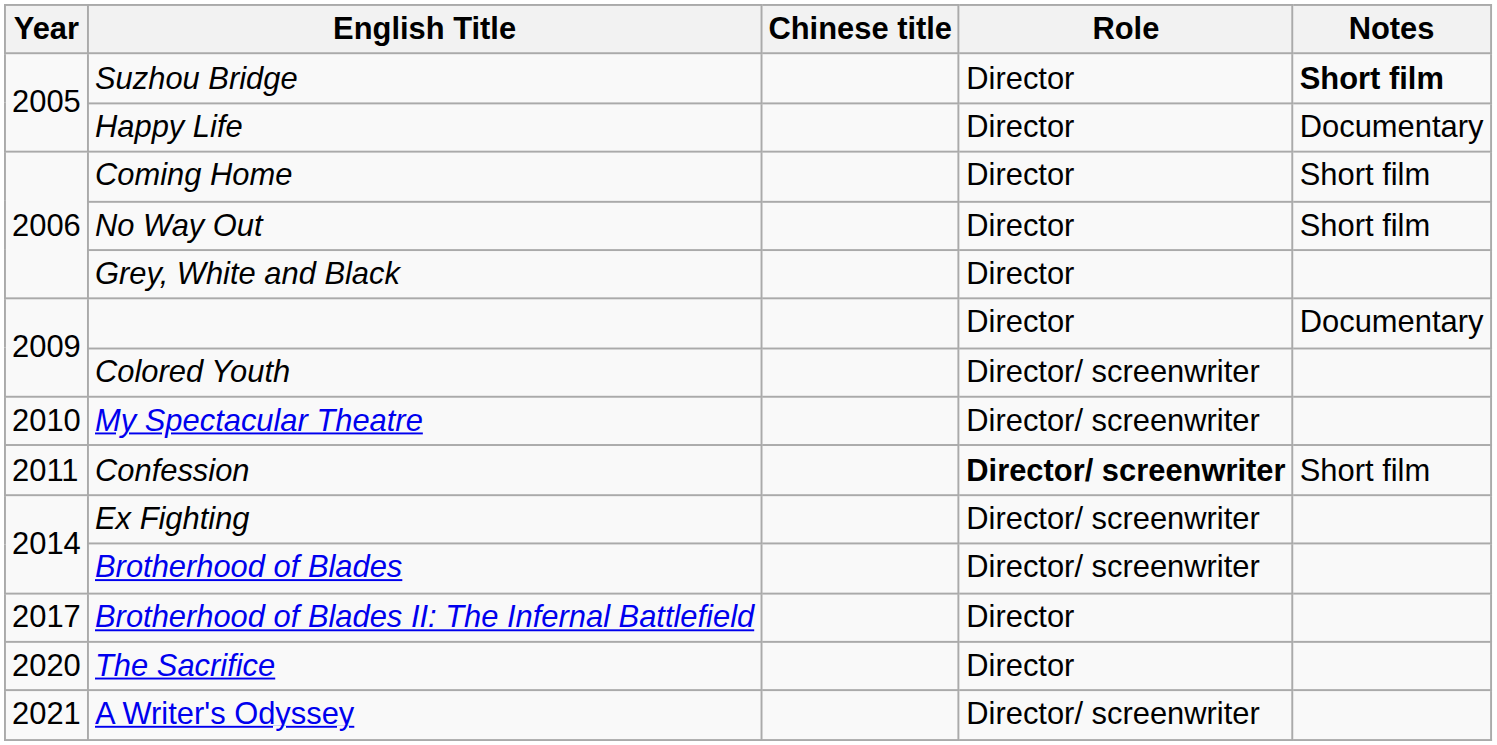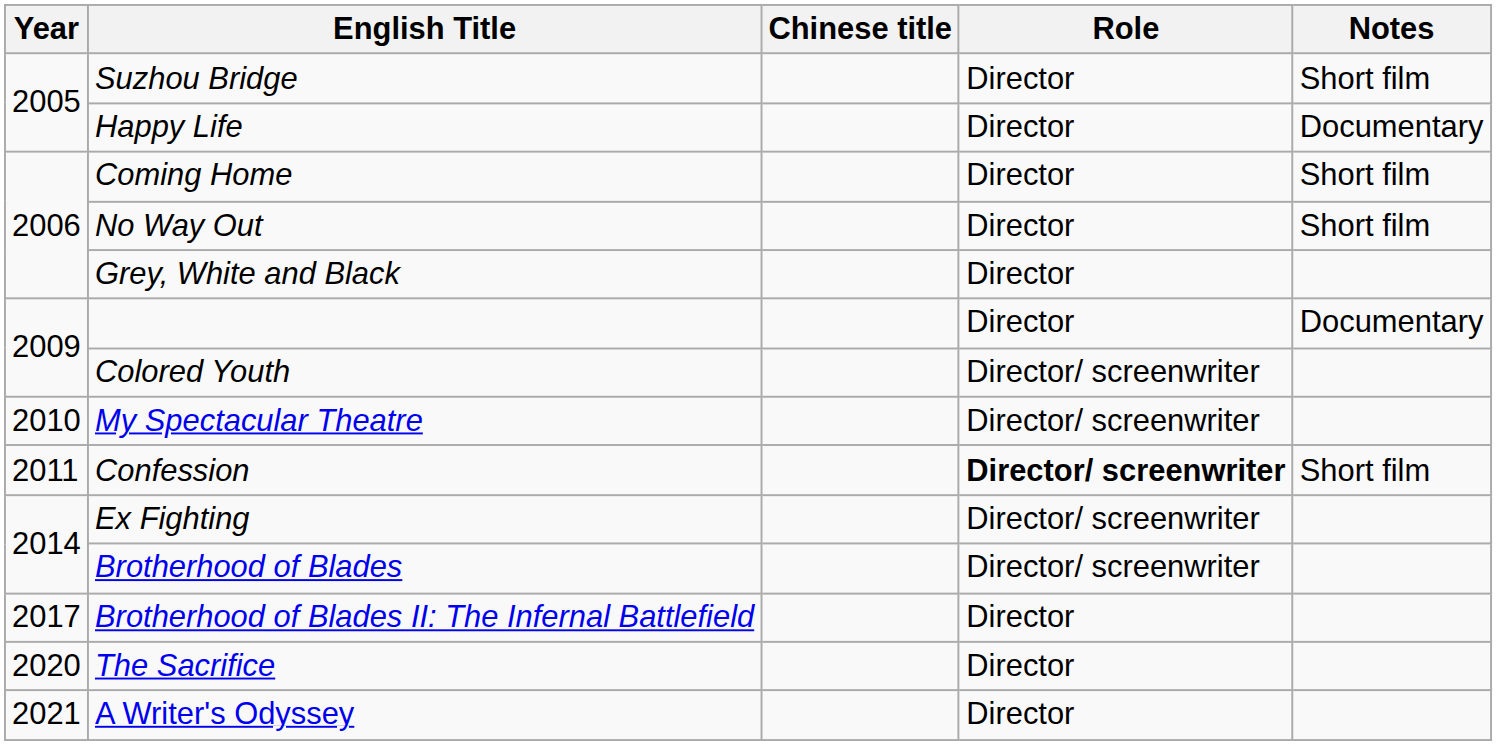(1372, 77) bold -> (1365, 77) normal
(1113, 714) Director/ screenwriter -> (1020, 714) Director
